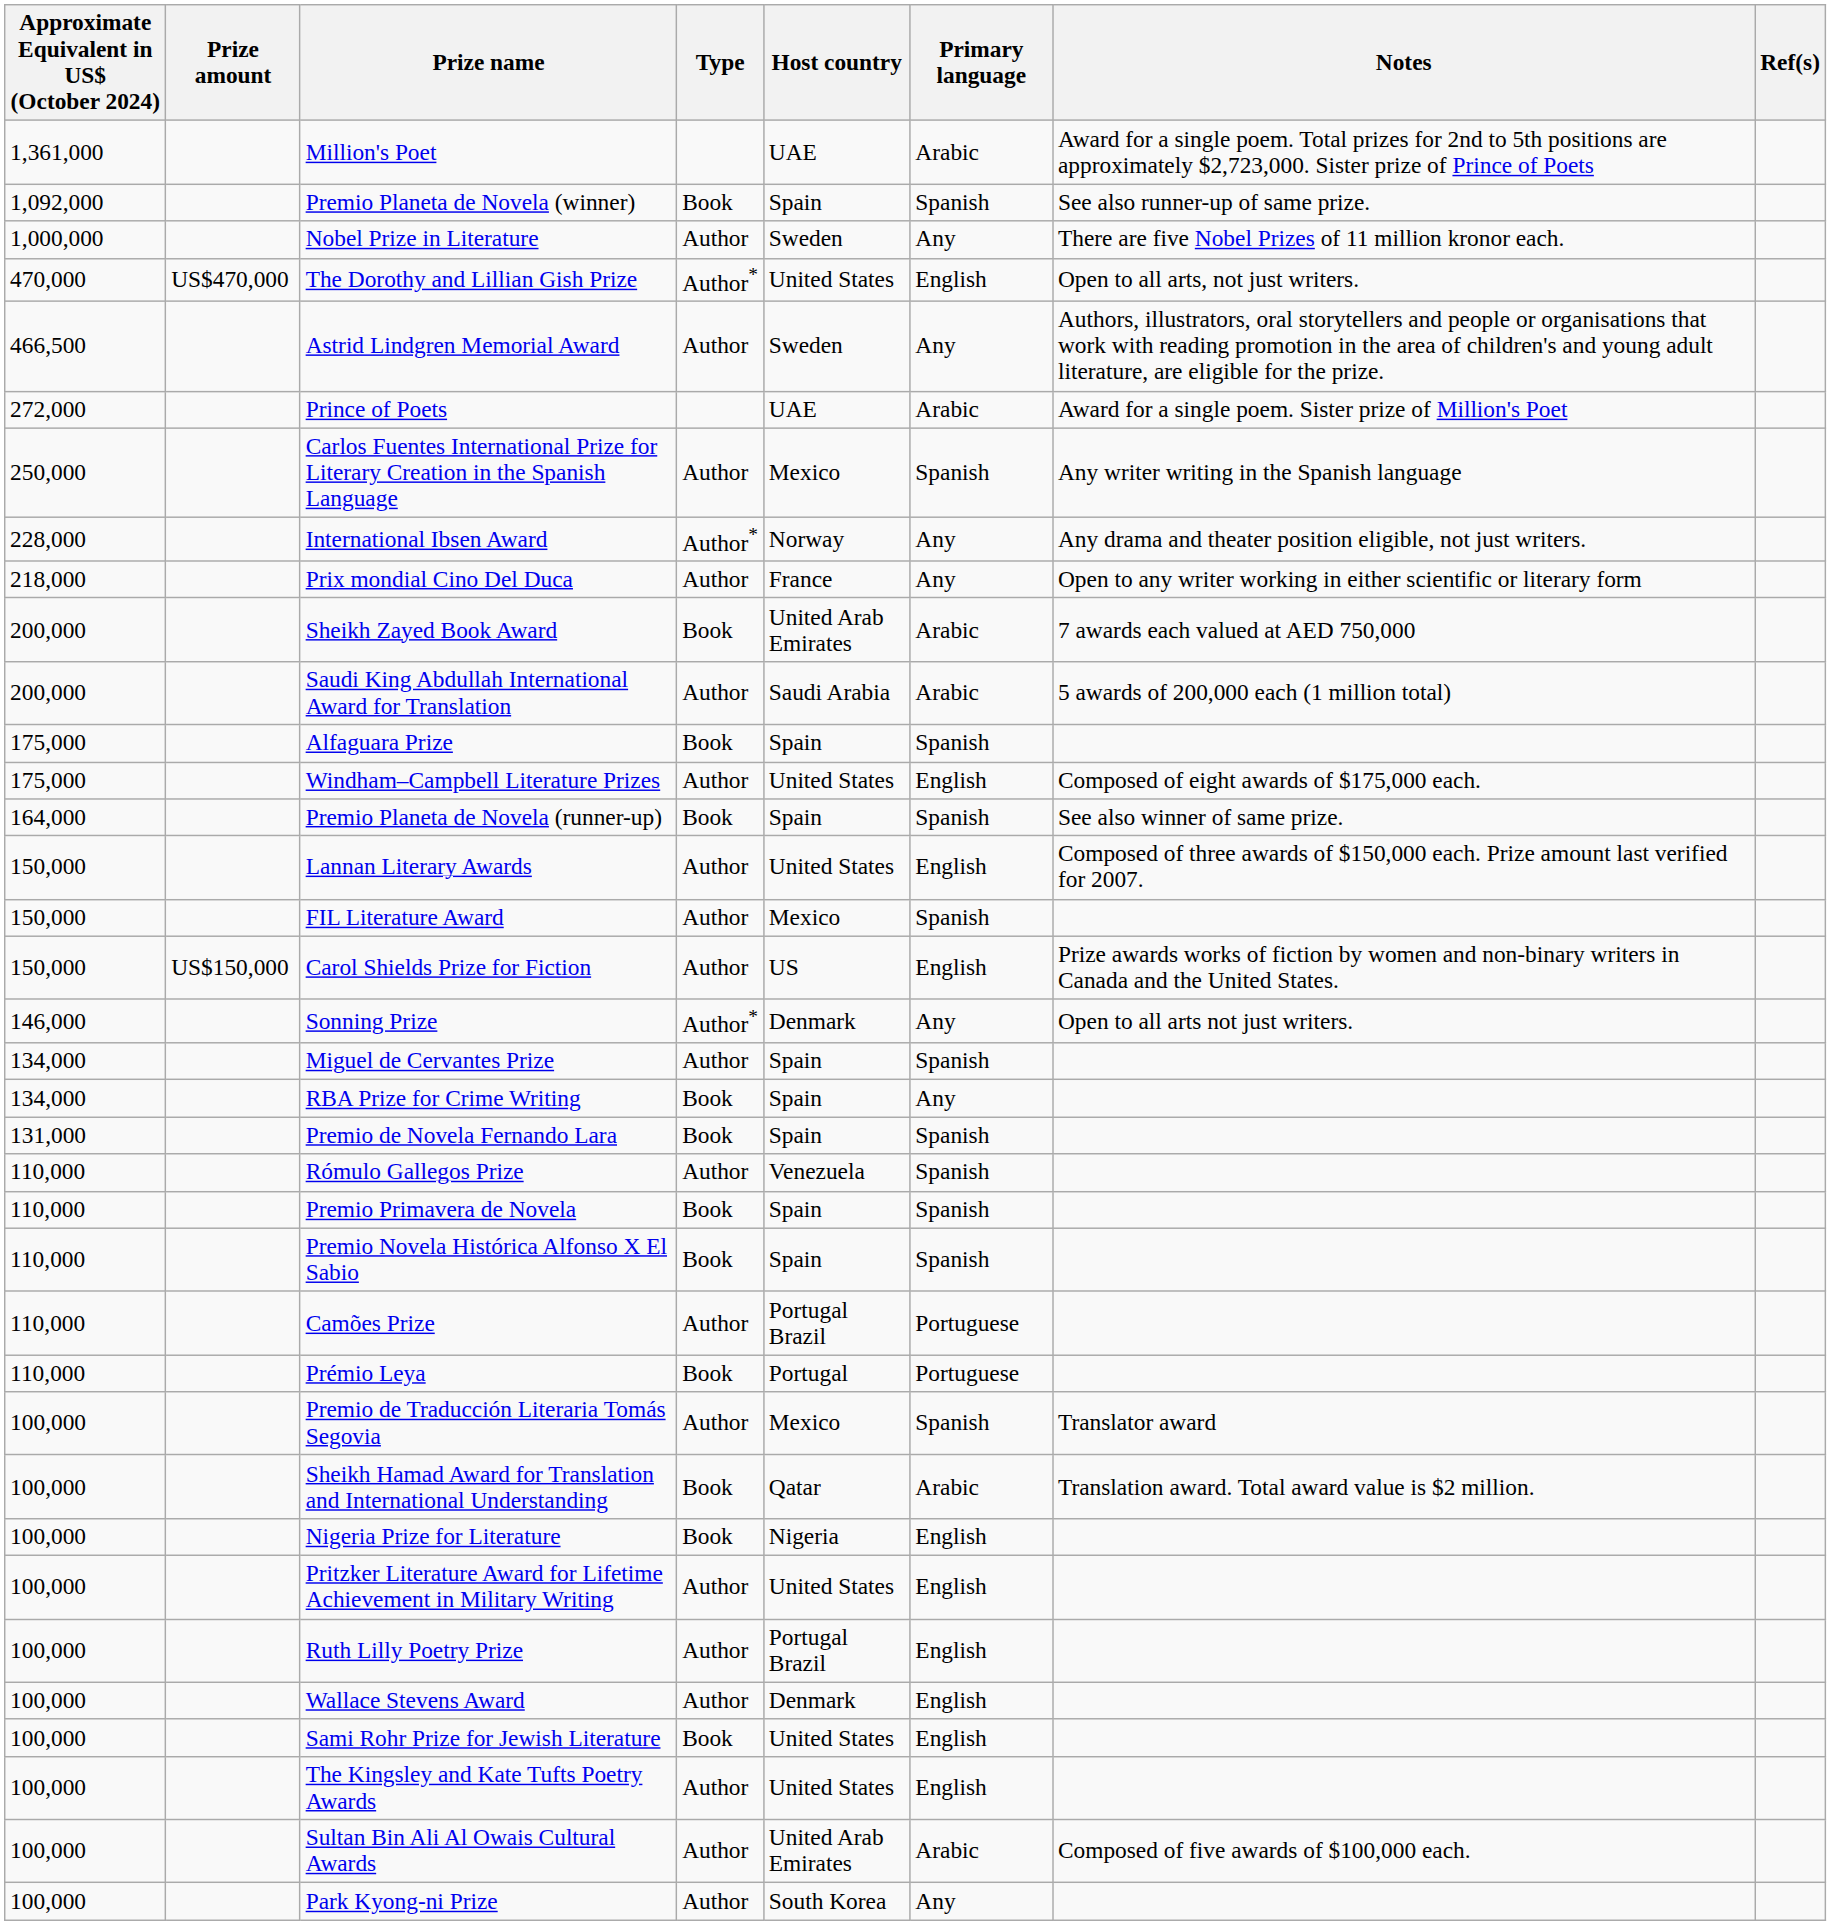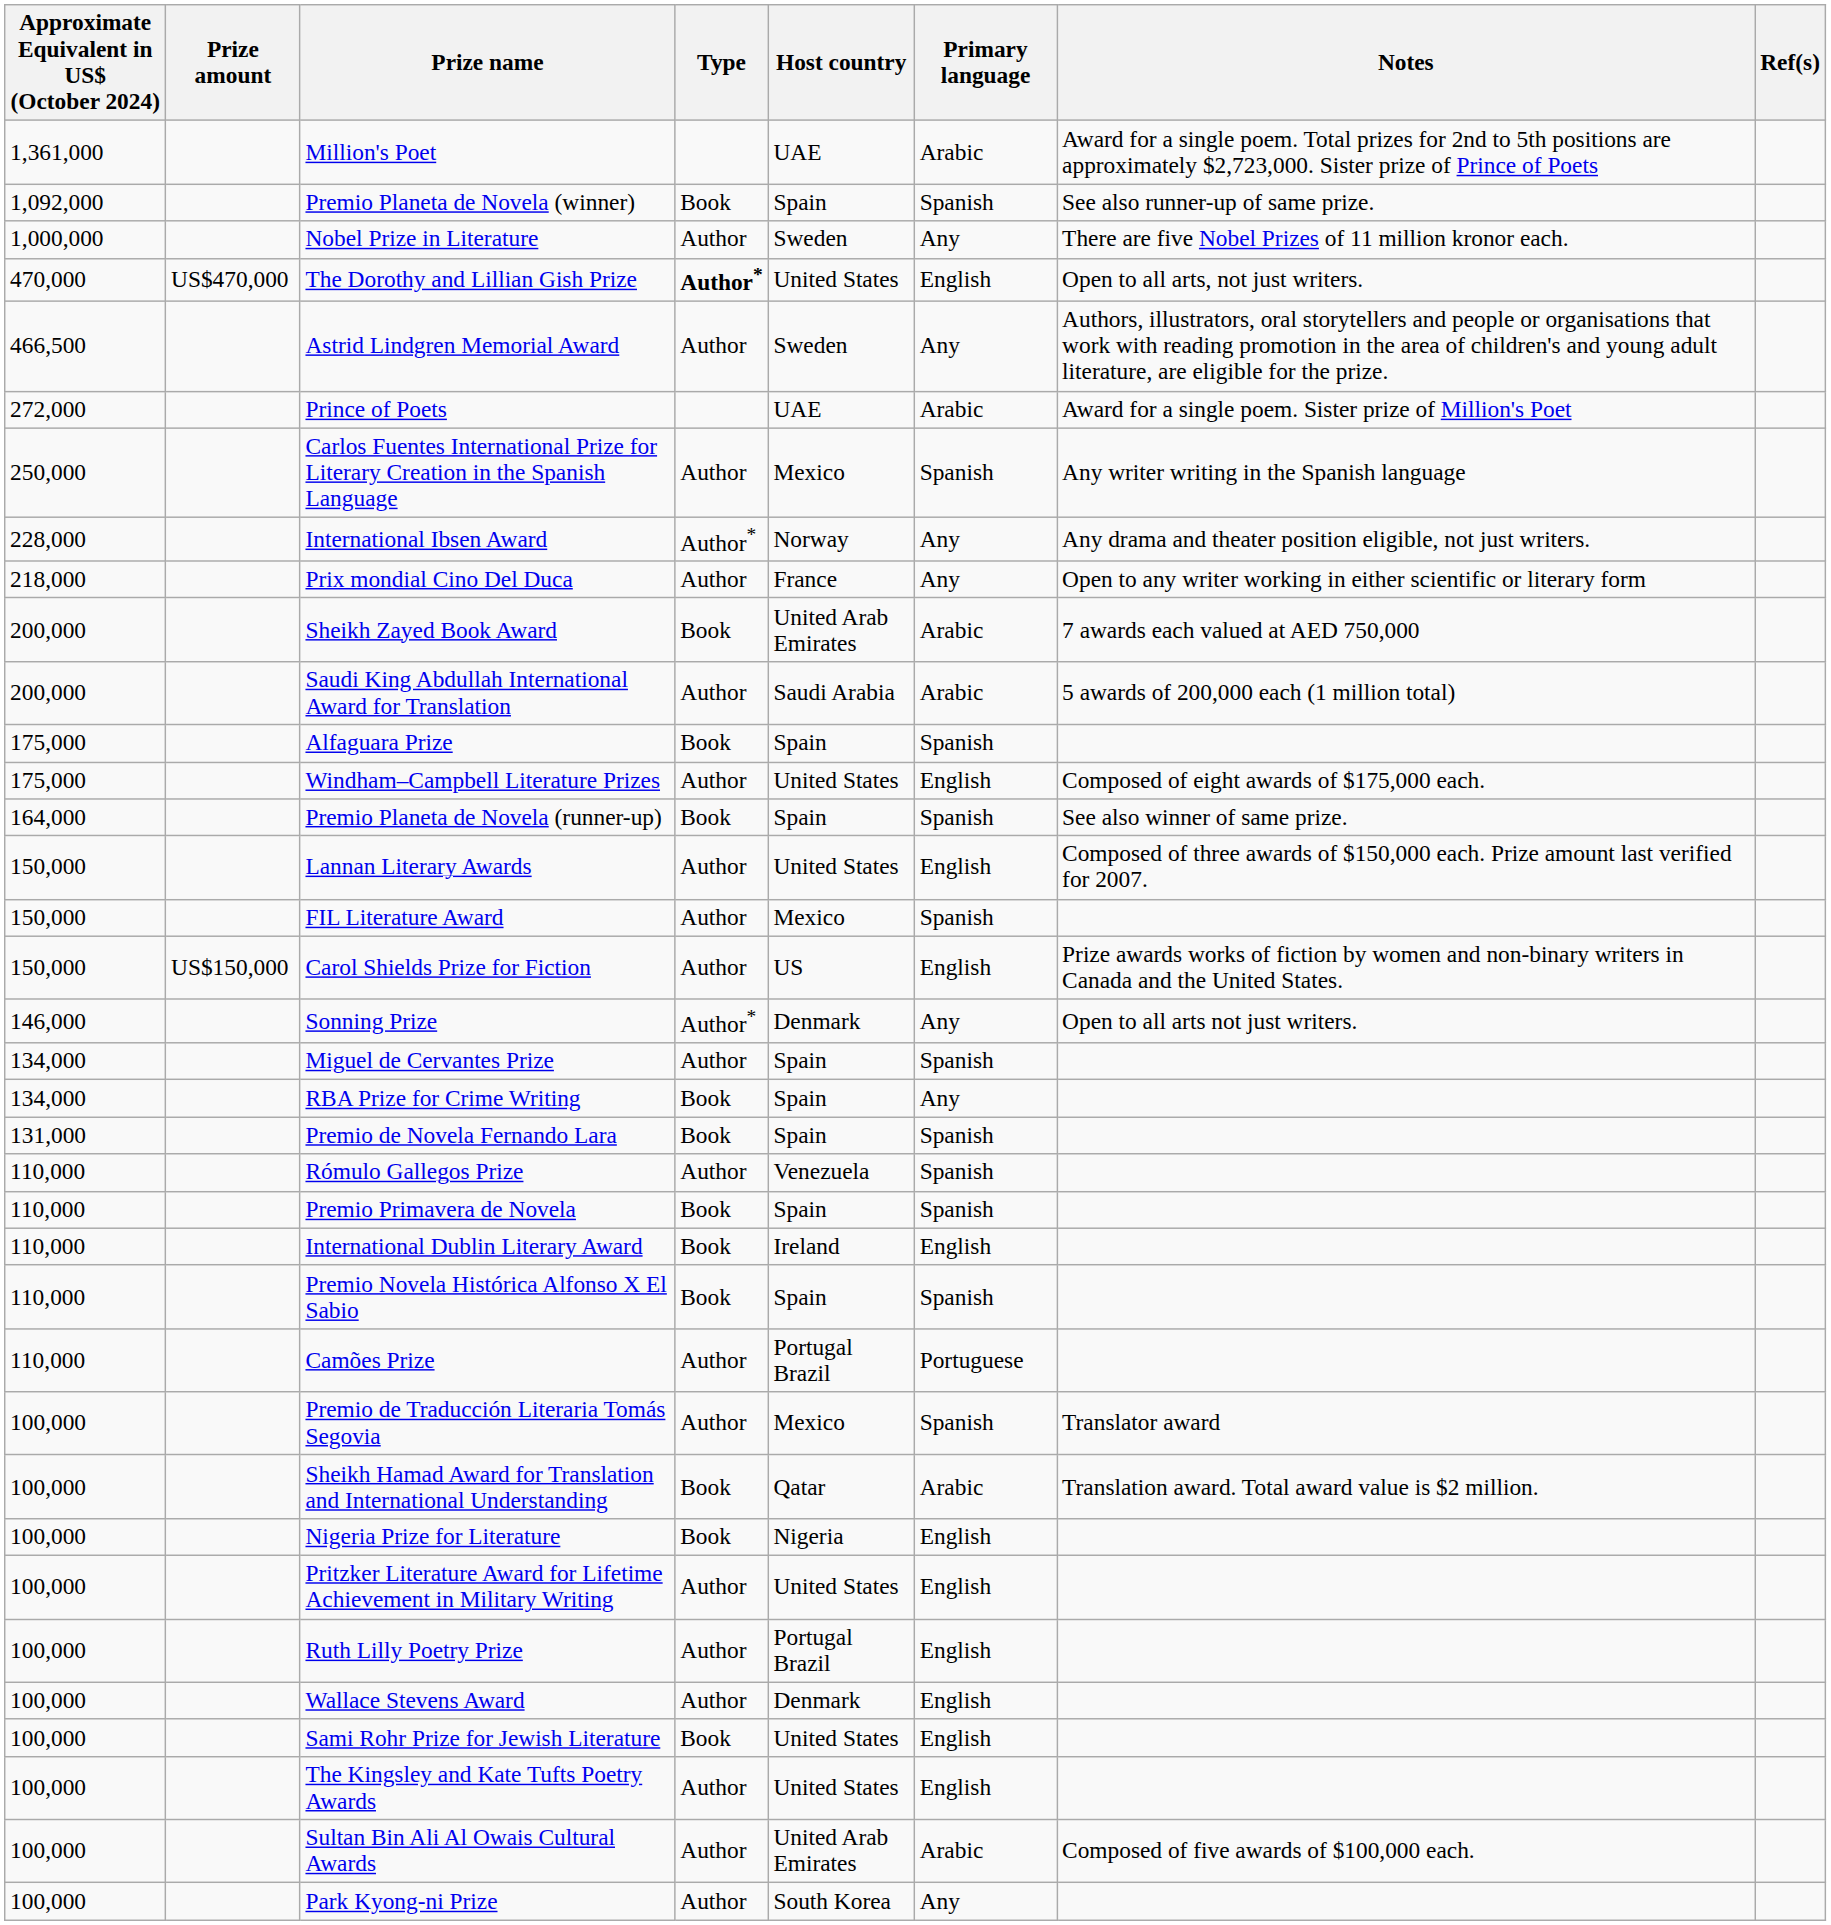(720, 279) normal -> (721, 279) bold
+ row: (474, 1246)
- row: (366, 1373)
